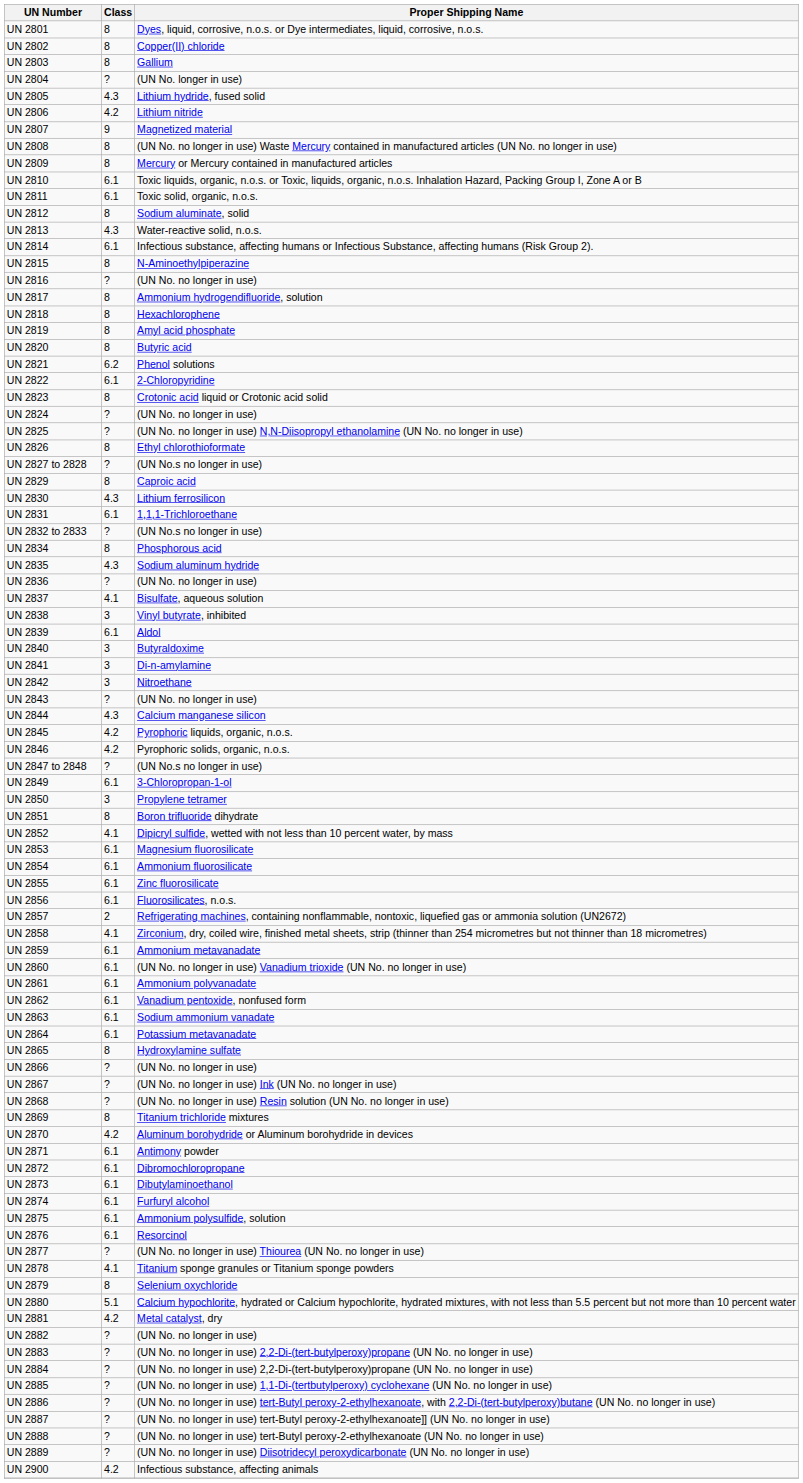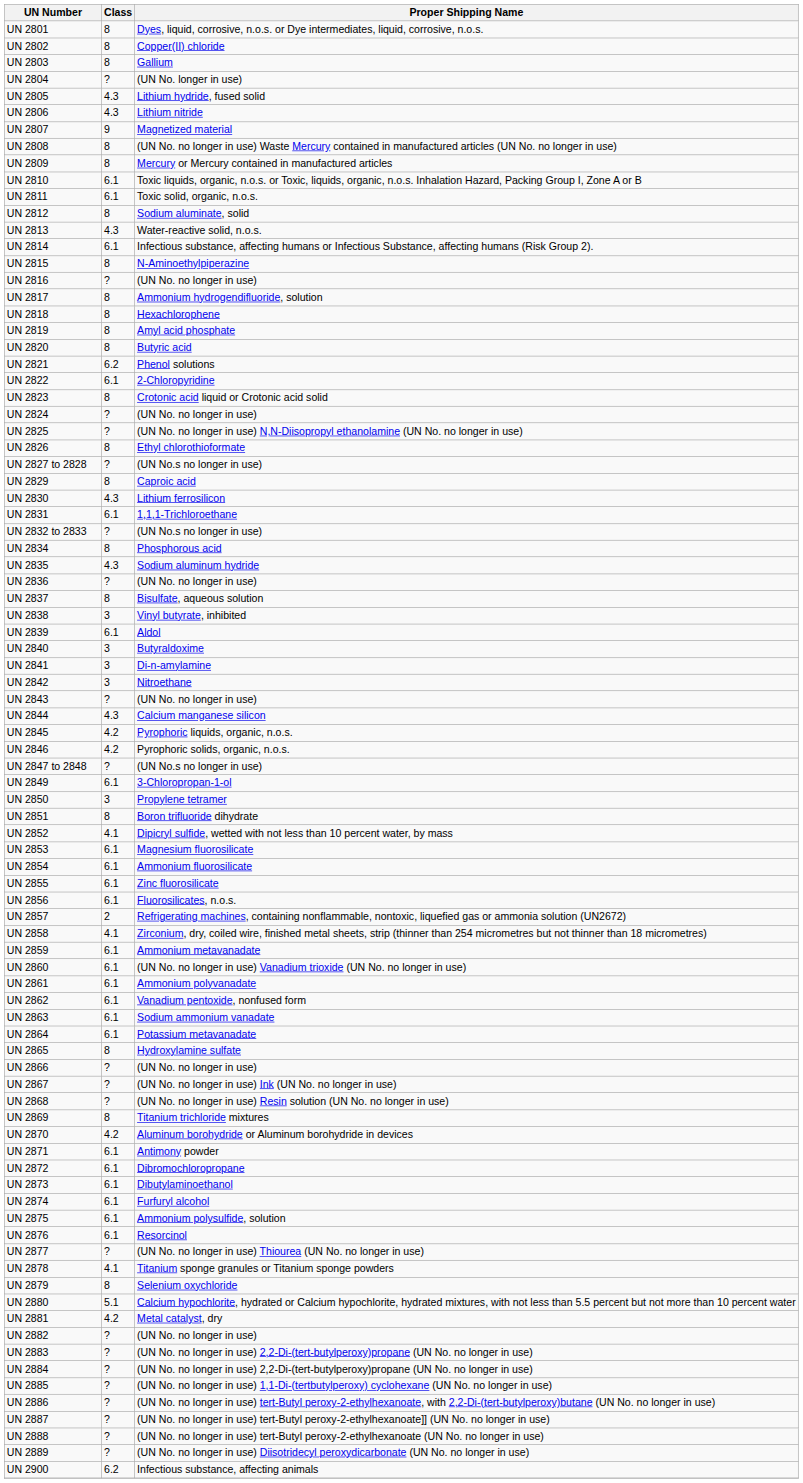(111, 113) 4.2 -> (111, 113) 4.3
(111, 599) 4.1 -> (107, 599) 8
(111, 1469) 4.2 -> (111, 1469) 6.2
